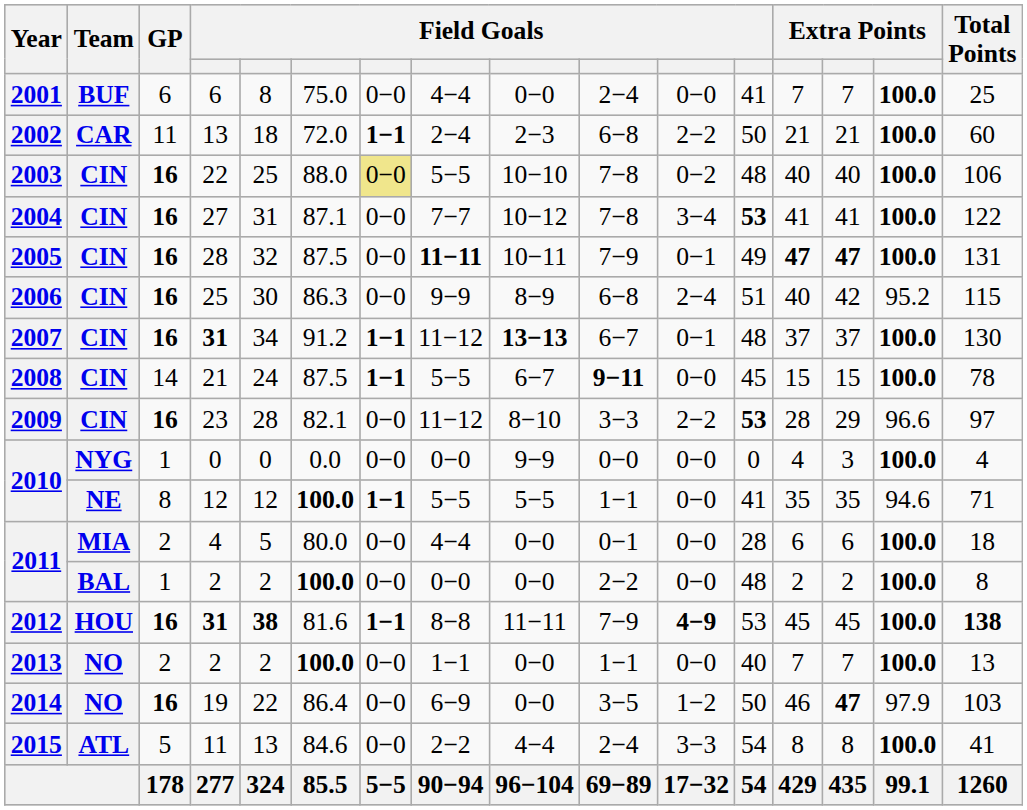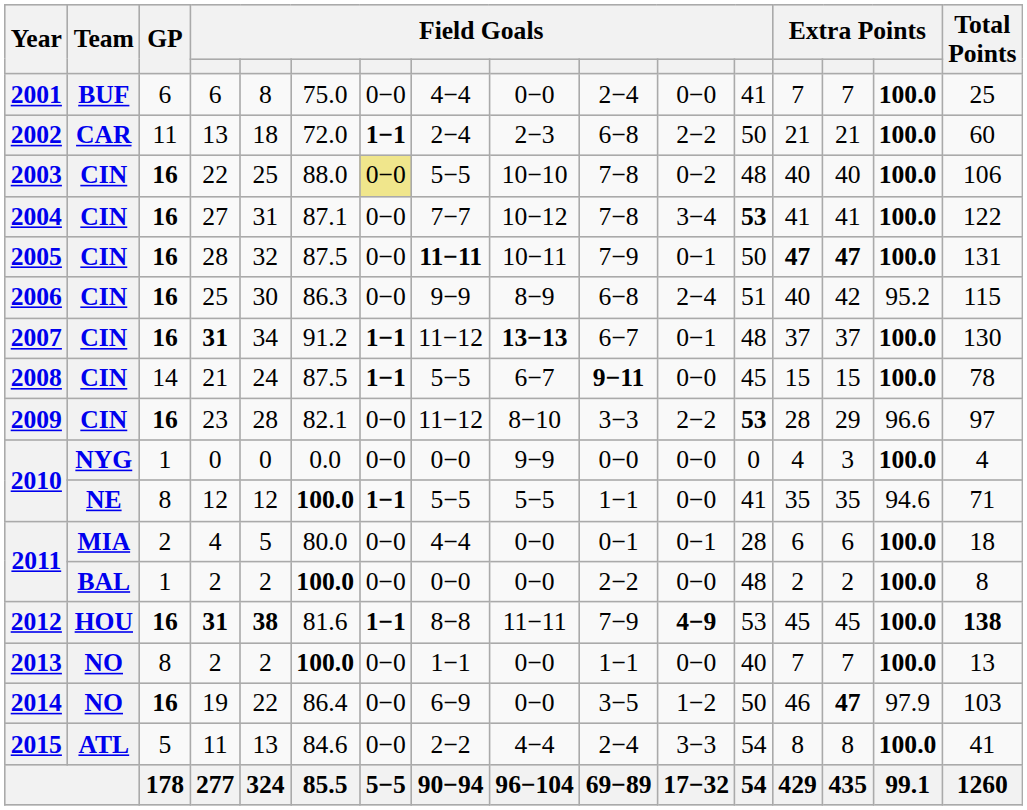(754, 256) 49 -> (754, 256) 50
(696, 540) 0−0 -> (696, 540) 0−1
(165, 662) 2 -> (165, 662) 8
